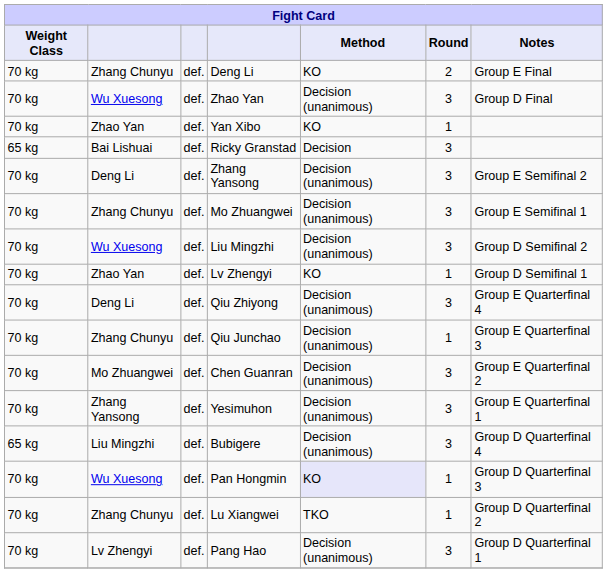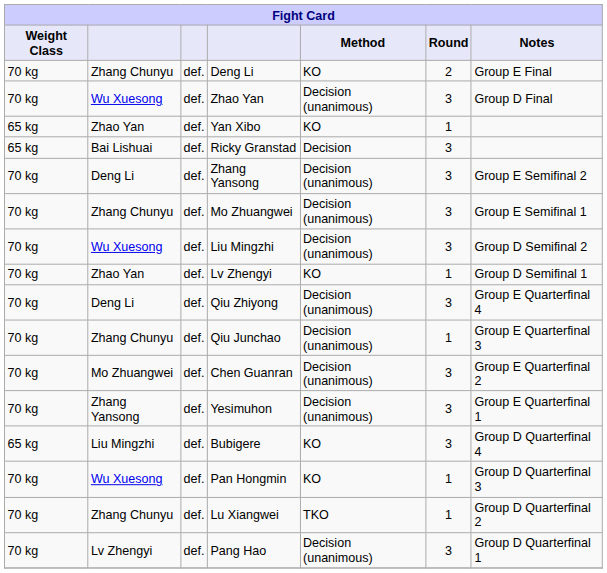(23, 127) 70 kg -> (23, 127) 65 kg
(338, 444) Decision (unanimous) -> (312, 444) KO
(312, 479) lavender background -> (312, 479) no background
